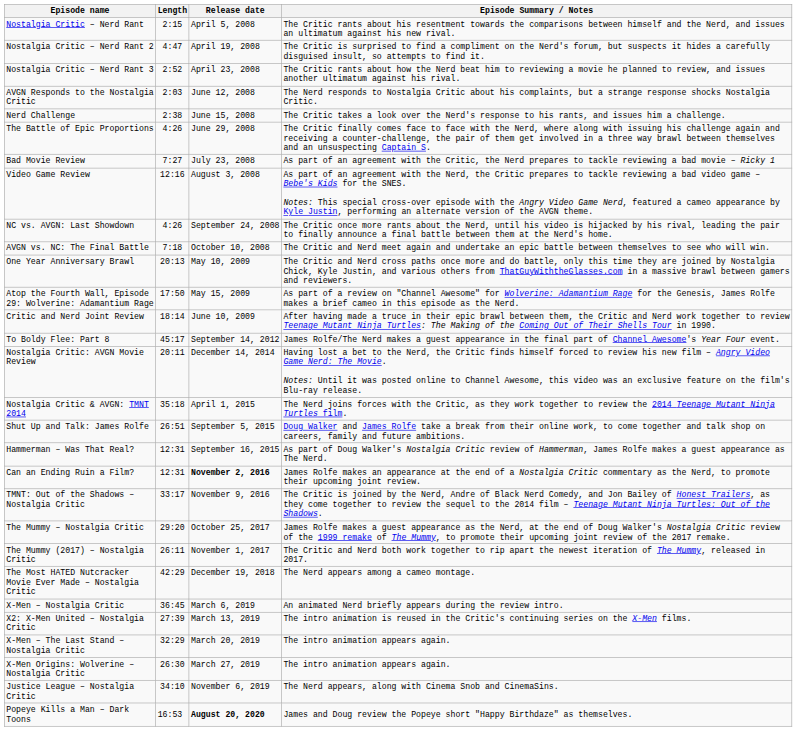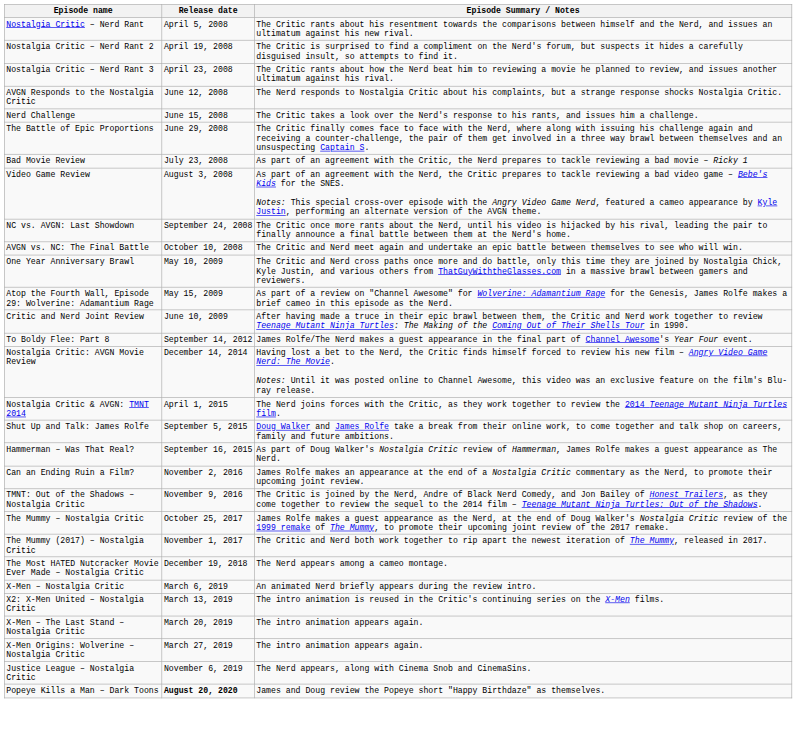- column: (172, 11)
(230, 473) bold -> (203, 473) normal
